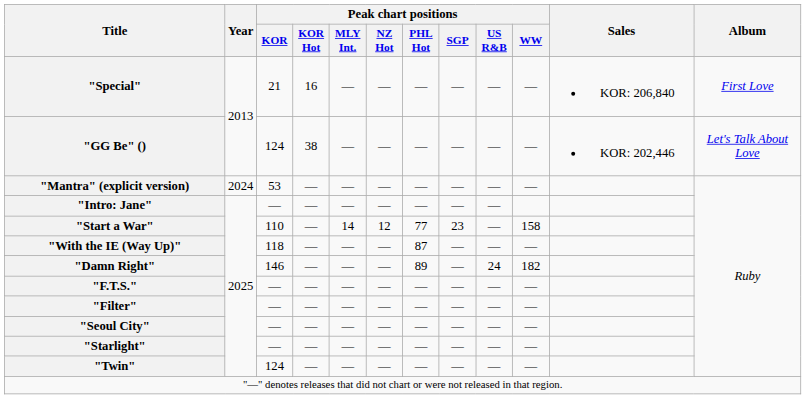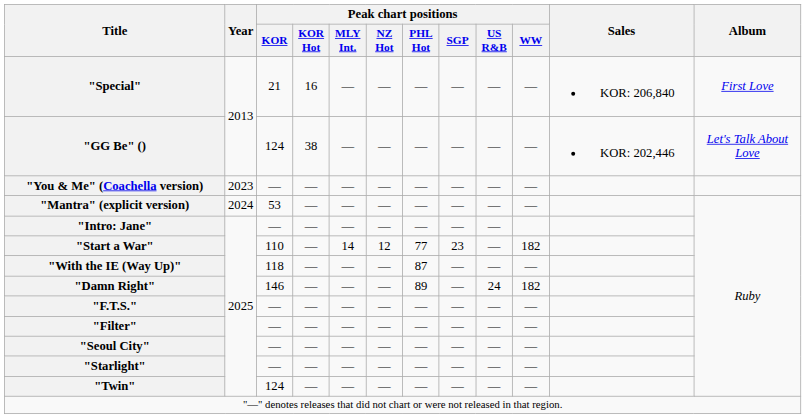+ row: (115, 185)
(531, 225) 158 -> (531, 245) 182
